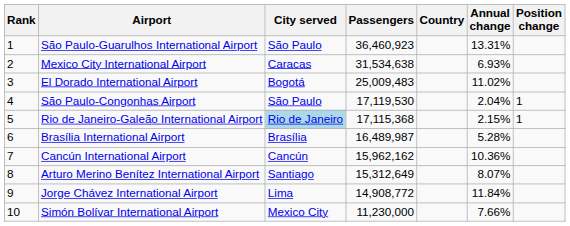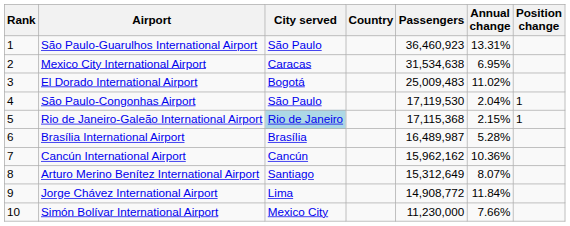columns swapped: (442, 20) <-> (381, 20)
(494, 63) 6.93% -> (494, 63) 6.95%
